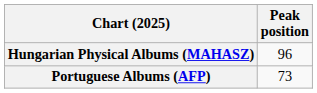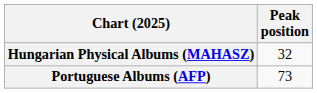(285, 54) 96 -> (285, 54) 32
